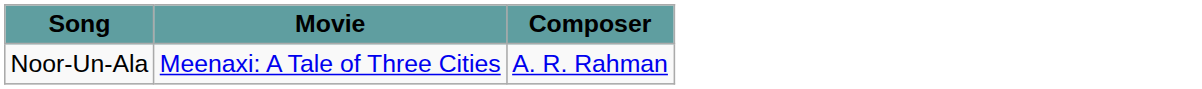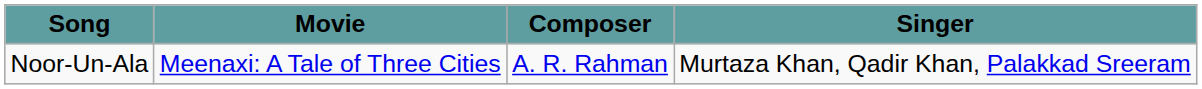+ column: (935, 24)
